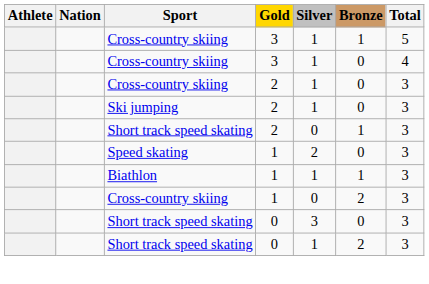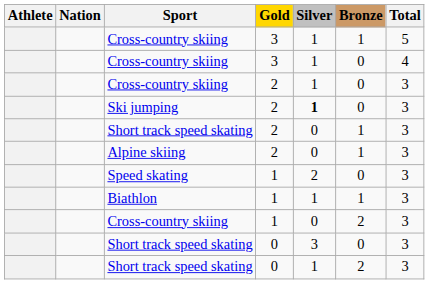(314, 107) normal -> (314, 107) bold
+ row: (146, 152)
